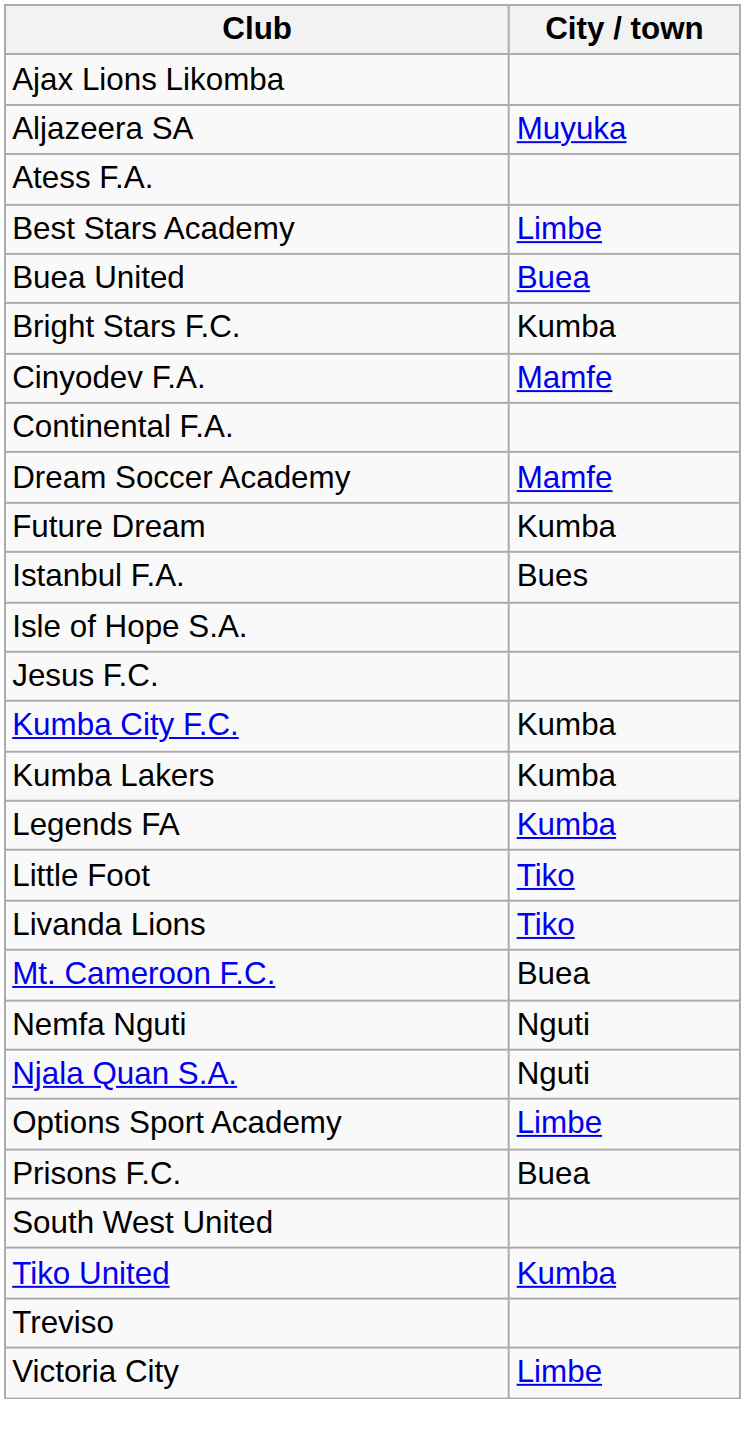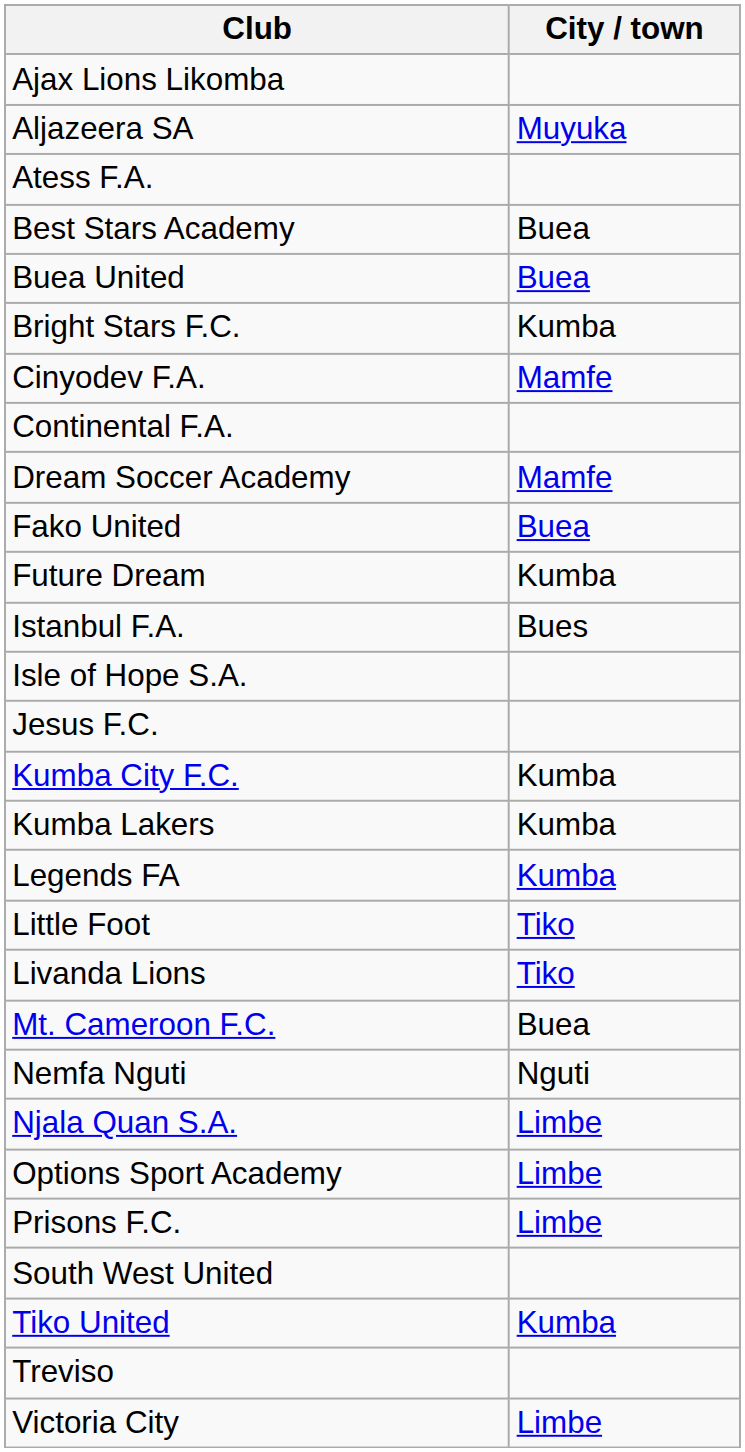(559, 228) Limbe -> (553, 228) Buea
+ row: (97, 526)
(553, 1073) Nguti -> (559, 1123) Limbe
(553, 1173) Buea -> (559, 1223) Limbe
